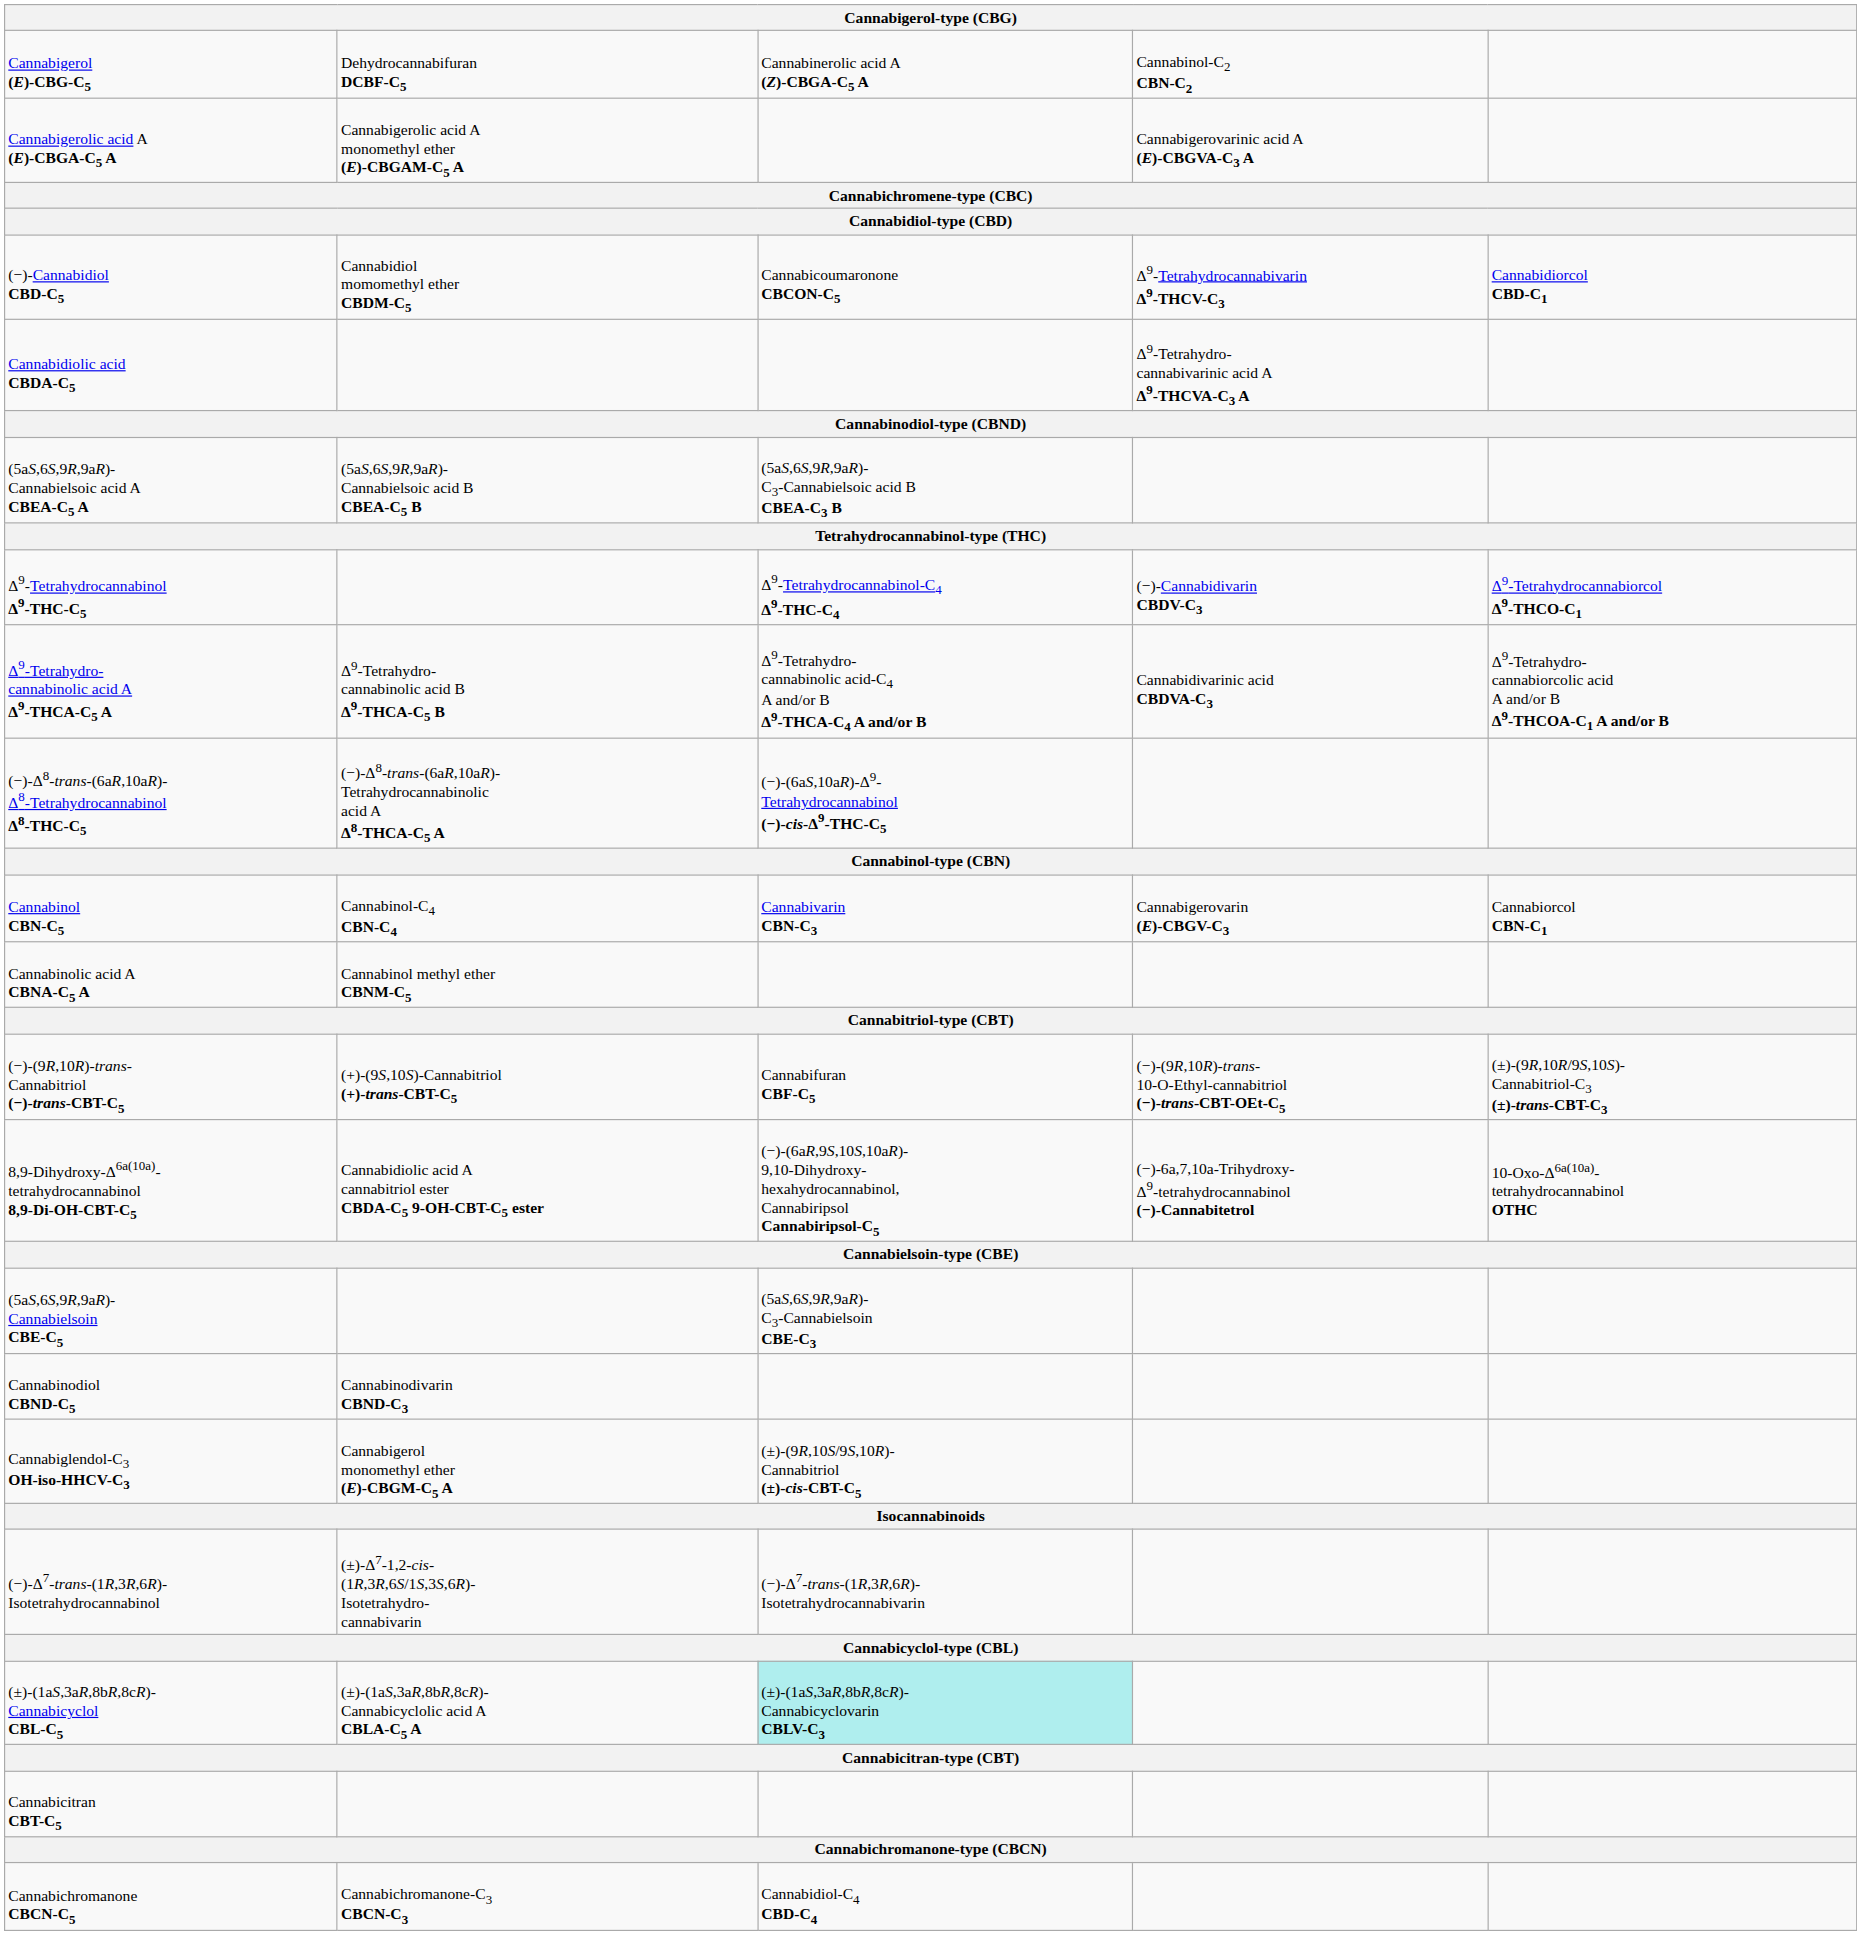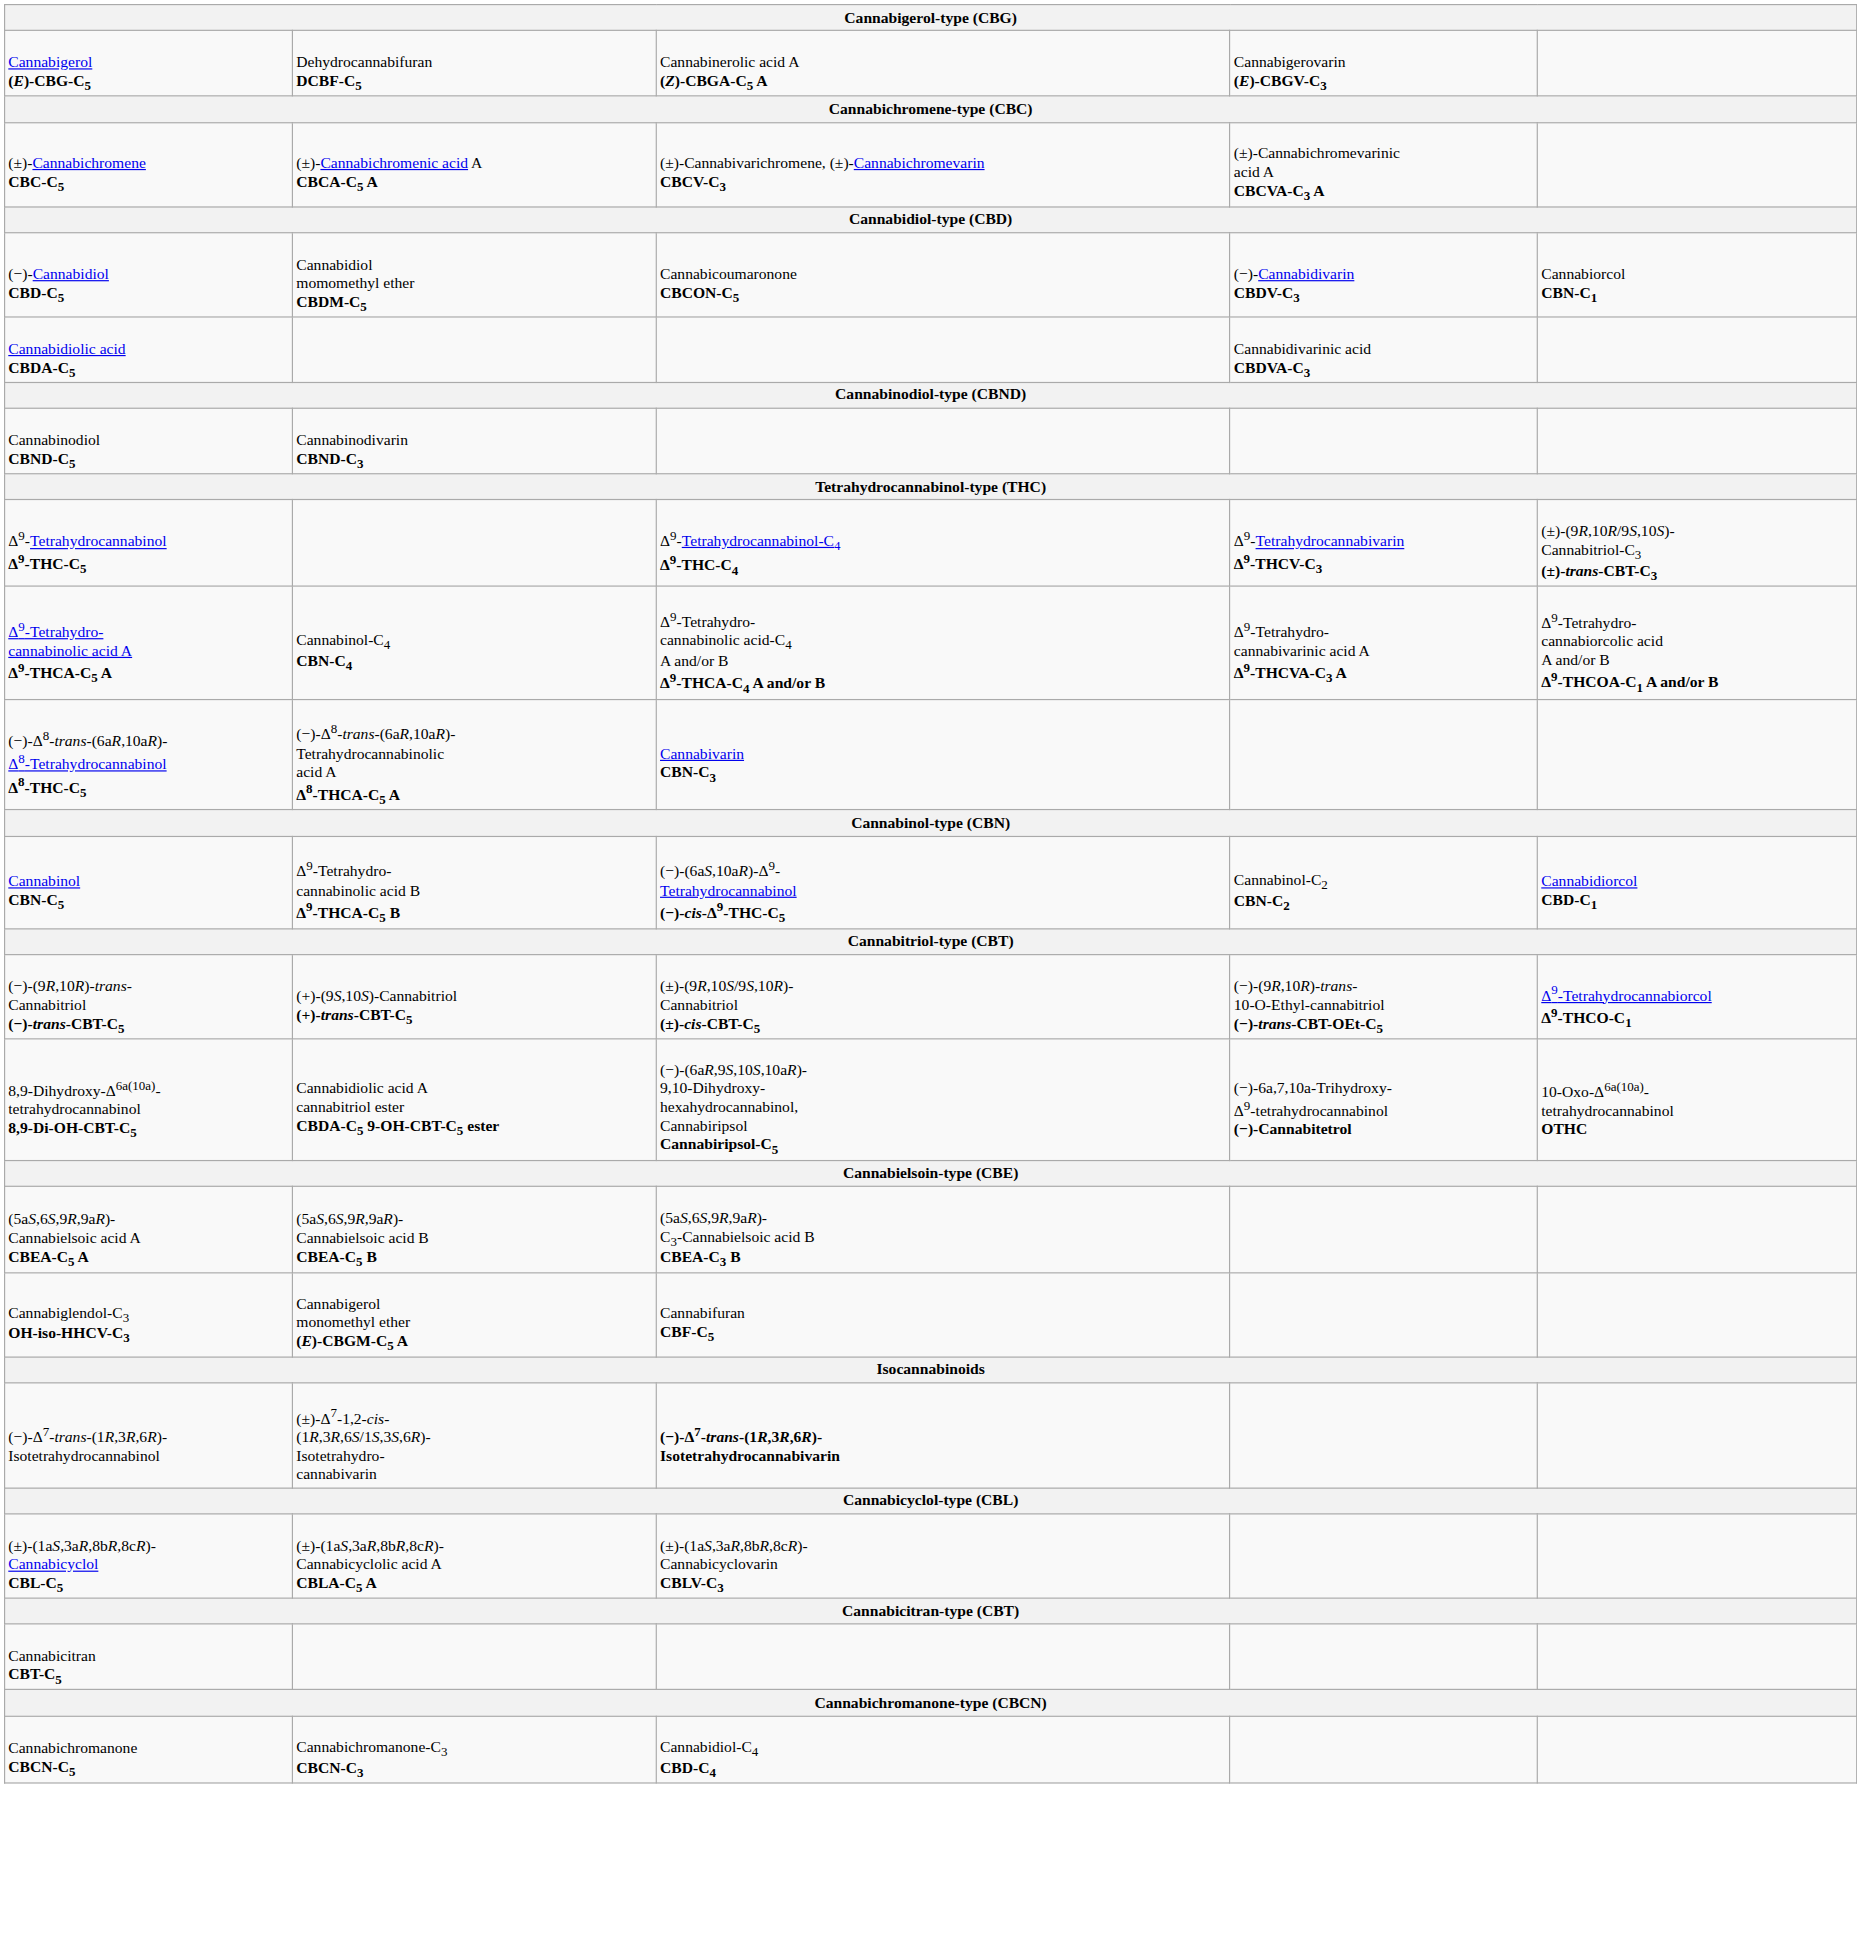(1183, 74) Cannabinol-C2 CBN-C2 -> (1290, 73) Cannabigerovarin (E)-CBGV-C3
- row: (78, 150)
+ row: (77, 174)
(1222, 286) Δ9-Tetrahydrocannabivarin Δ9-THCV-C3 -> (1294, 284) (−)-Cannabidivarin CBDV-C3
(1540, 286) Cannabidiorcol CBD-C1 -> (1583, 284) Cannabiorcol CBN-C1
(1204, 375) Δ9-Tetrahydro- cannabivarinic acid A Δ9-THCVA-C3 A -> (1302, 359) Cannabidivarinic acid CBDVA-C3
rows swapped: (54, 1396) <-> (75, 490)
(1197, 597) (−)-Cannabidivarin CBDV-C3 -> (1319, 553) Δ9-Tetrahydrocannabivarin Δ9-THCV-C3
(1577, 597) Δ9-Tetrahydrocannabiorcol Δ9-THCO-C1 -> (1608, 553) (±)-(9R,10R/9S,10S)- Cannabitriol-C3 (±)-trans-CBT-C3
(403, 691) Δ9-Tetrahydro- cannabinolic acid B Δ9-THCA-C5 B -> (343, 652) Cannabinol-C4 CBN-C4
(1205, 691) Cannabidivarinic acid CBDVA-C3 -> (1302, 652) Δ9-Tetrahydro- cannabivarinic acid A Δ9-THCVA-C3 A
(830, 803) (−)-(6aS,10aR)-Δ9- Tetrahydrocannabinol (−)-cis-Δ9-THC-C5 -> (702, 764) Cannabivarin CBN-C3
(388, 918) Cannabinol-C4 CBN-C4 -> (358, 892) Δ9-Tetrahydro- cannabinolic acid B Δ9-THCA-C5 B
(803, 918) Cannabivarin CBN-C3 -> (728, 892) (−)-(6aS,10aR)-Δ9- Tetrahydrocannabinol (−)-cis-Δ9-THC-C5
(1192, 918) Cannabigerovarin (E)-CBGV-C3 -> (1281, 892) Cannabinol-C2 CBN-C2
(1534, 918) Cannabiorcol CBN-C1 -> (1589, 892) Cannabidiorcol CBD-C1
- row: (72, 985)
(804, 1087) Cannabifuran CBF-C5 -> (727, 1006) (±)-(9R,10S/9S,10R)- Cannabitriol (±)-cis-CBT-C5
(1558, 1087) (±)-(9R,10R/9S,10S)- Cannabitriol-C3 (±)-trans-CBT-C3 -> (1626, 1006) Δ9-Tetrahydrocannabiorcol Δ9-THCO-C1
- row: (62, 1320)
(828, 1471) (±)-(9R,10S/9S,10R)- Cannabitriol (±)-cis-CBT-C5 -> (702, 1324) Cannabifuran CBF-C5
(843, 1591) normal -> (750, 1444) bold
(835, 1713) paleturquoise background -> (734, 1566) no background
